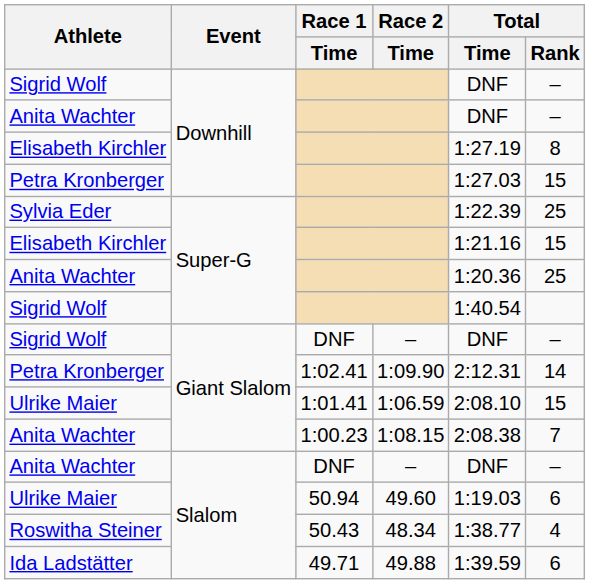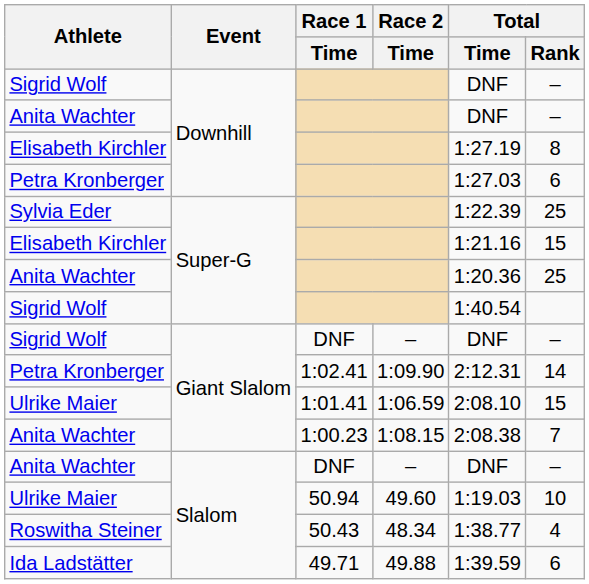(555, 180) 15 -> (555, 180) 6
(555, 499) 6 -> (555, 499) 10
